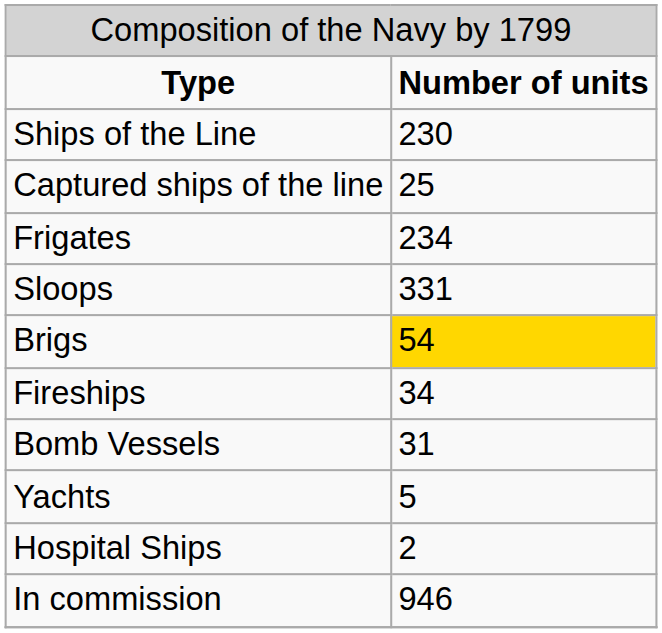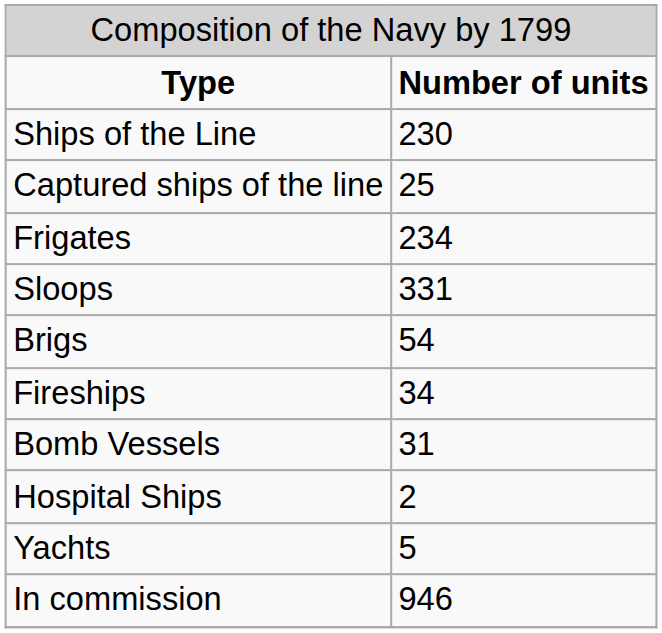(417, 340) gold background -> (417, 340) no background
rows swapped: (118, 548) <-> (62, 496)
